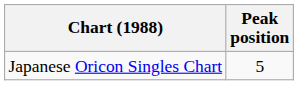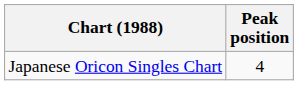(260, 65) 5 -> (260, 65) 4
